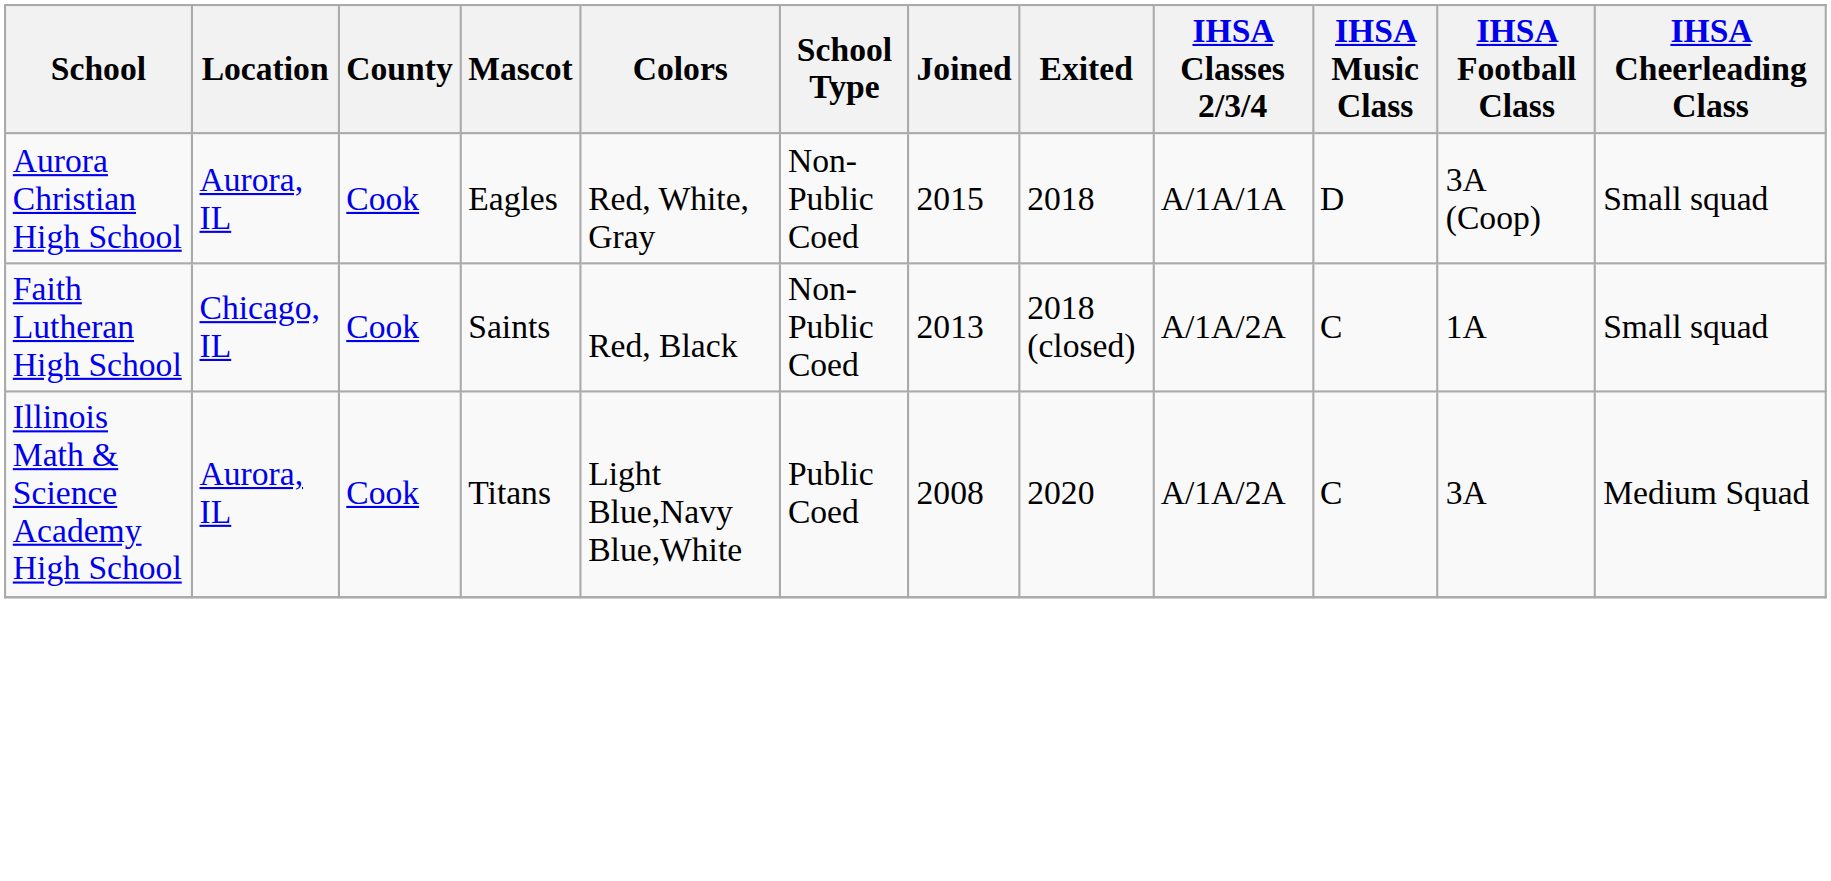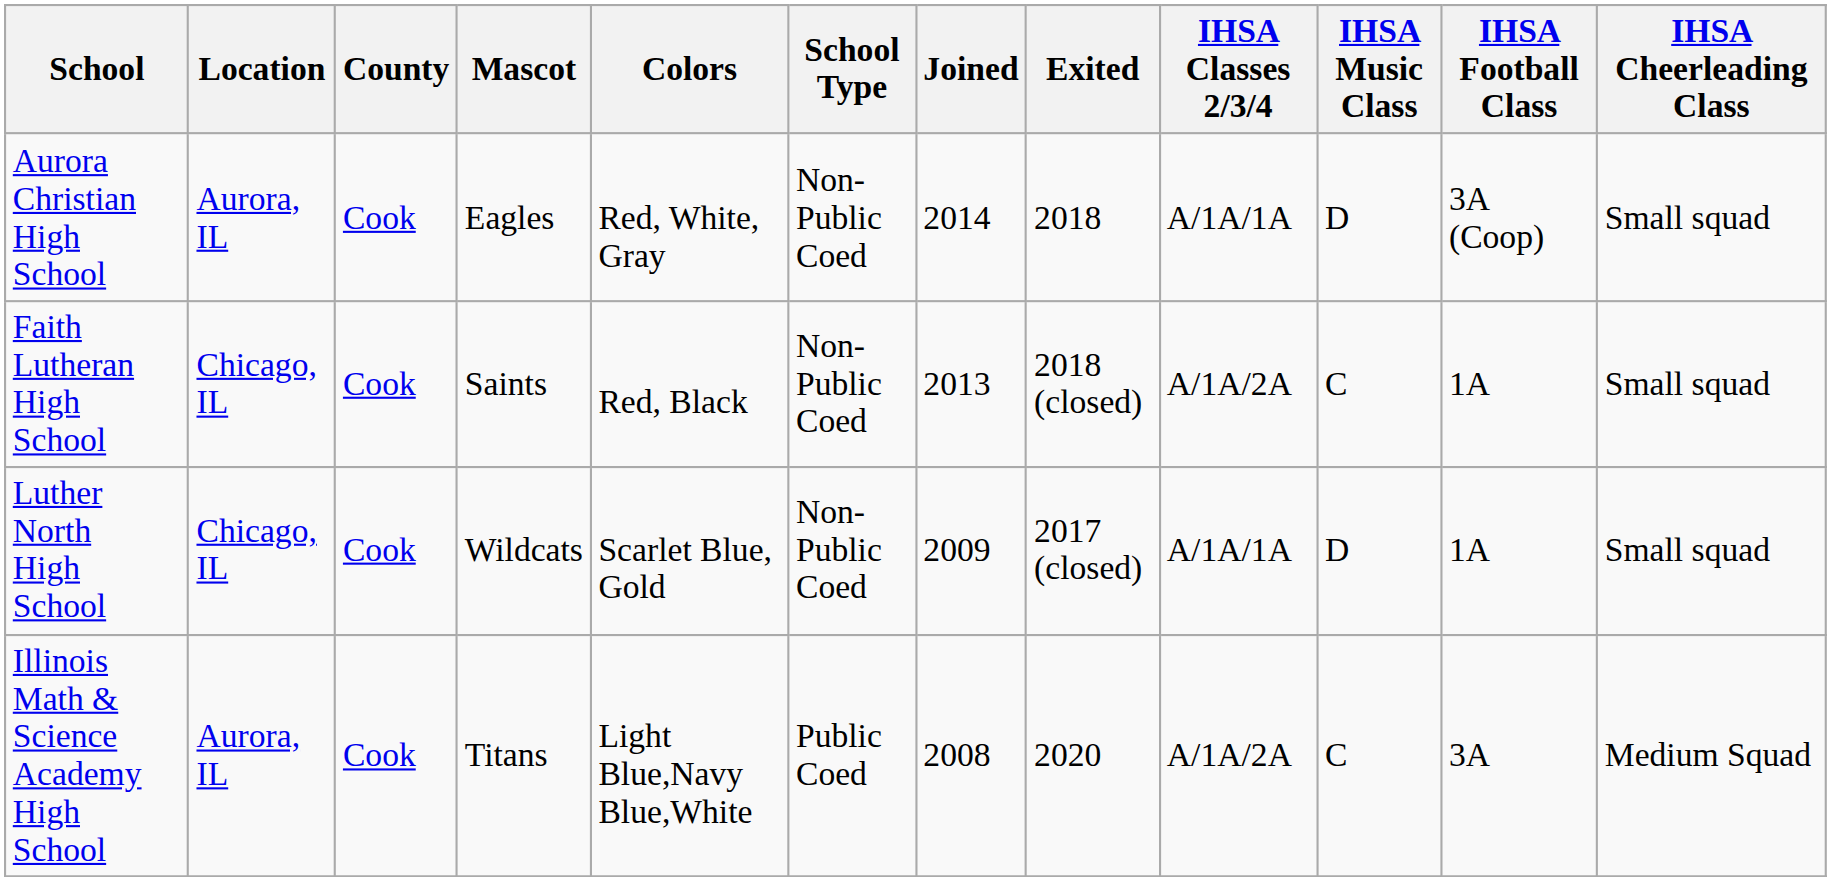(950, 197) 2015 -> (957, 216) 2014
+ row: (59, 550)
